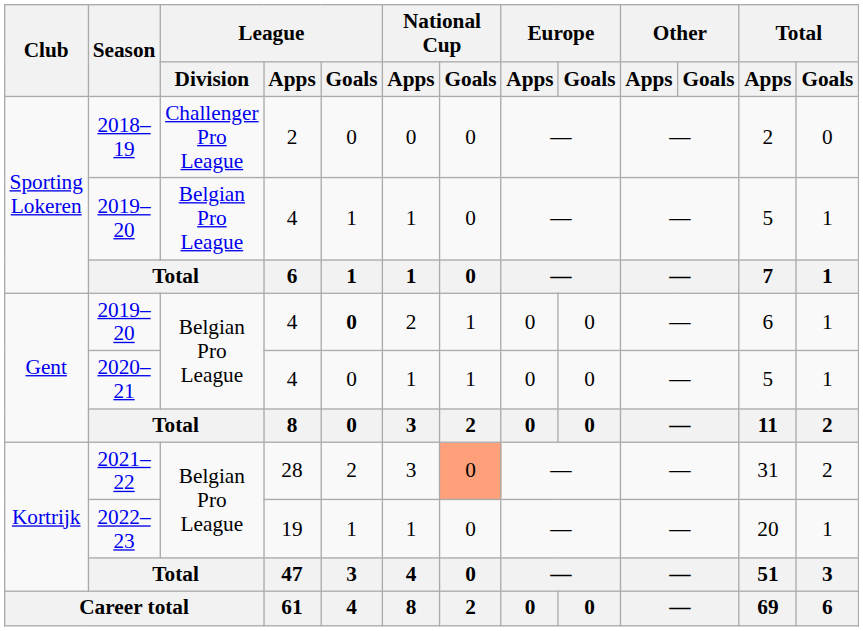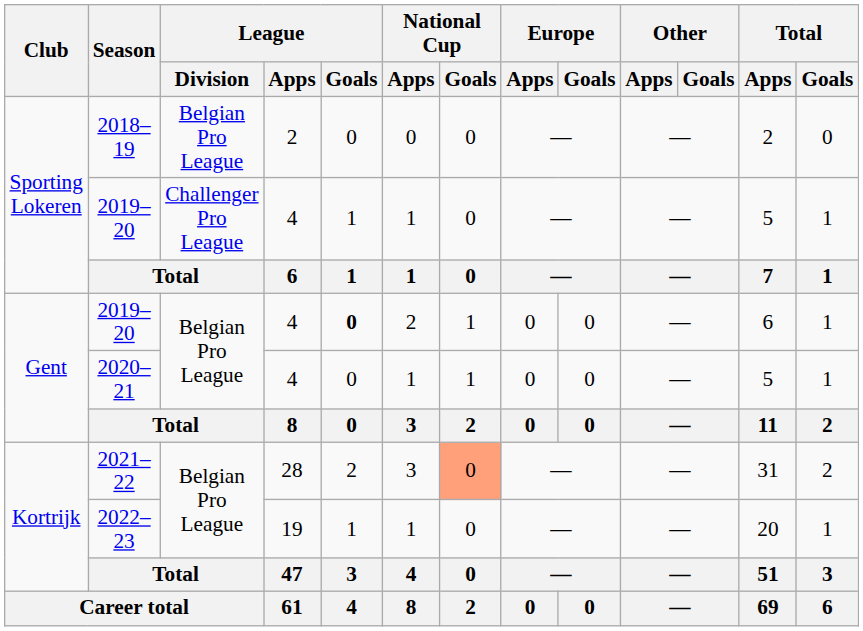(212, 136) Challenger Pro League -> (212, 136) Belgian Pro League
(212, 218) Belgian Pro League -> (212, 218) Challenger Pro League
